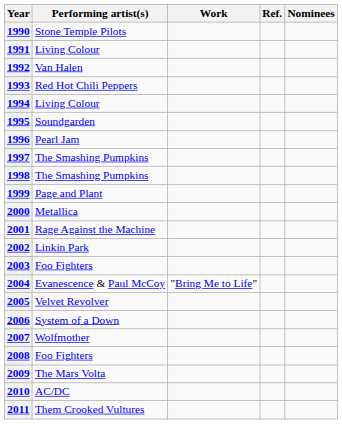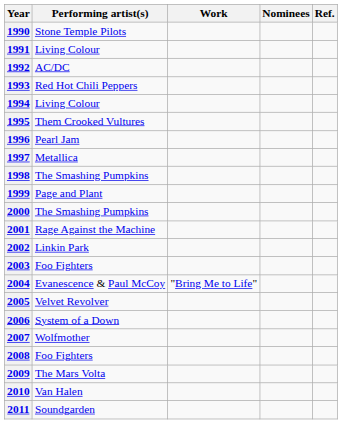columns swapped: (311, 13) <-> (272, 13)
(59, 67) Van Halen -> (52, 67) AC/DC
(65, 121) Soundgarden -> (90, 121) Them Crooked Vultures
(92, 157) The Smashing Pumpkins -> (56, 157) Metallica
(56, 211) Metallica -> (92, 211) The Smashing Pumpkins
(52, 391) AC/DC -> (59, 391) Van Halen
(90, 409) Them Crooked Vultures -> (65, 409) Soundgarden
